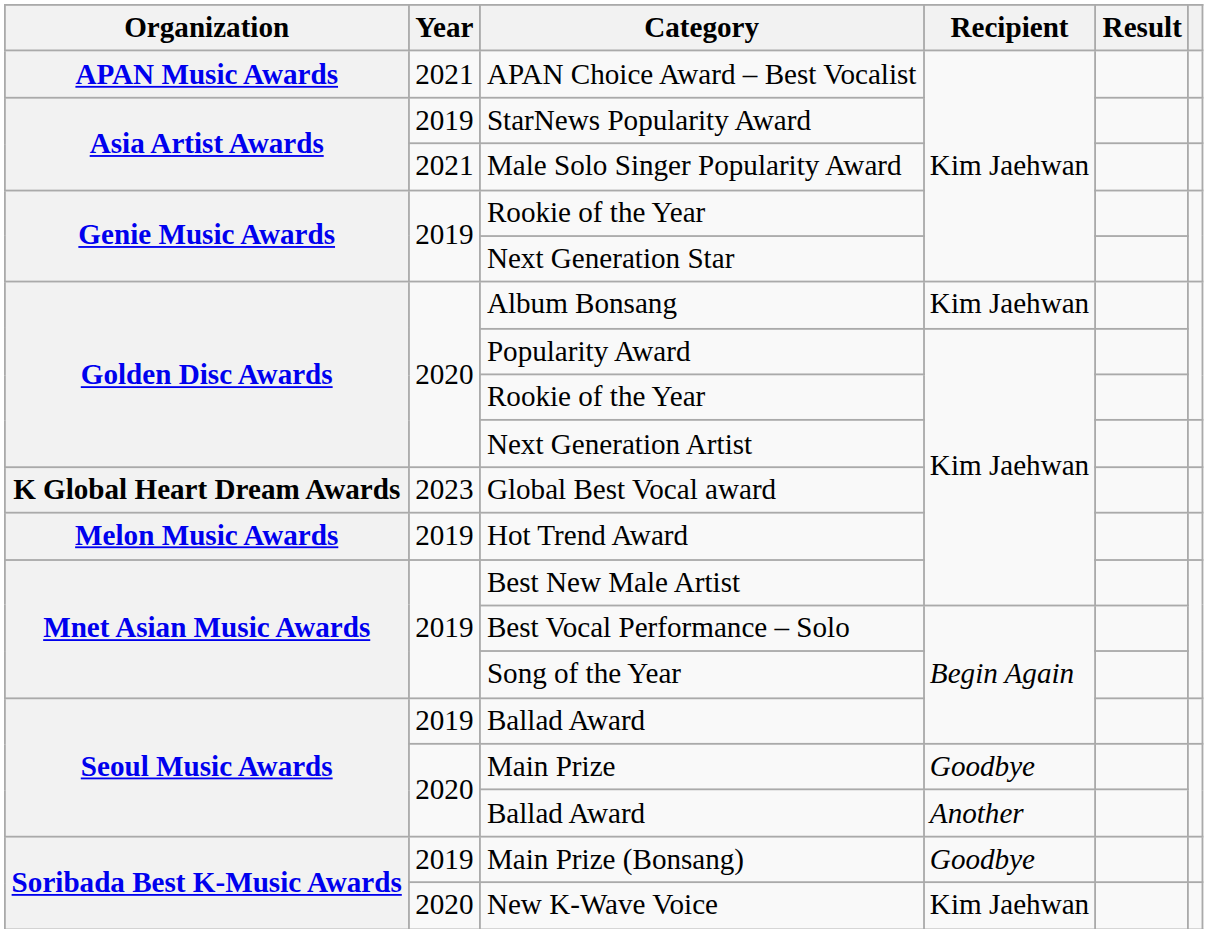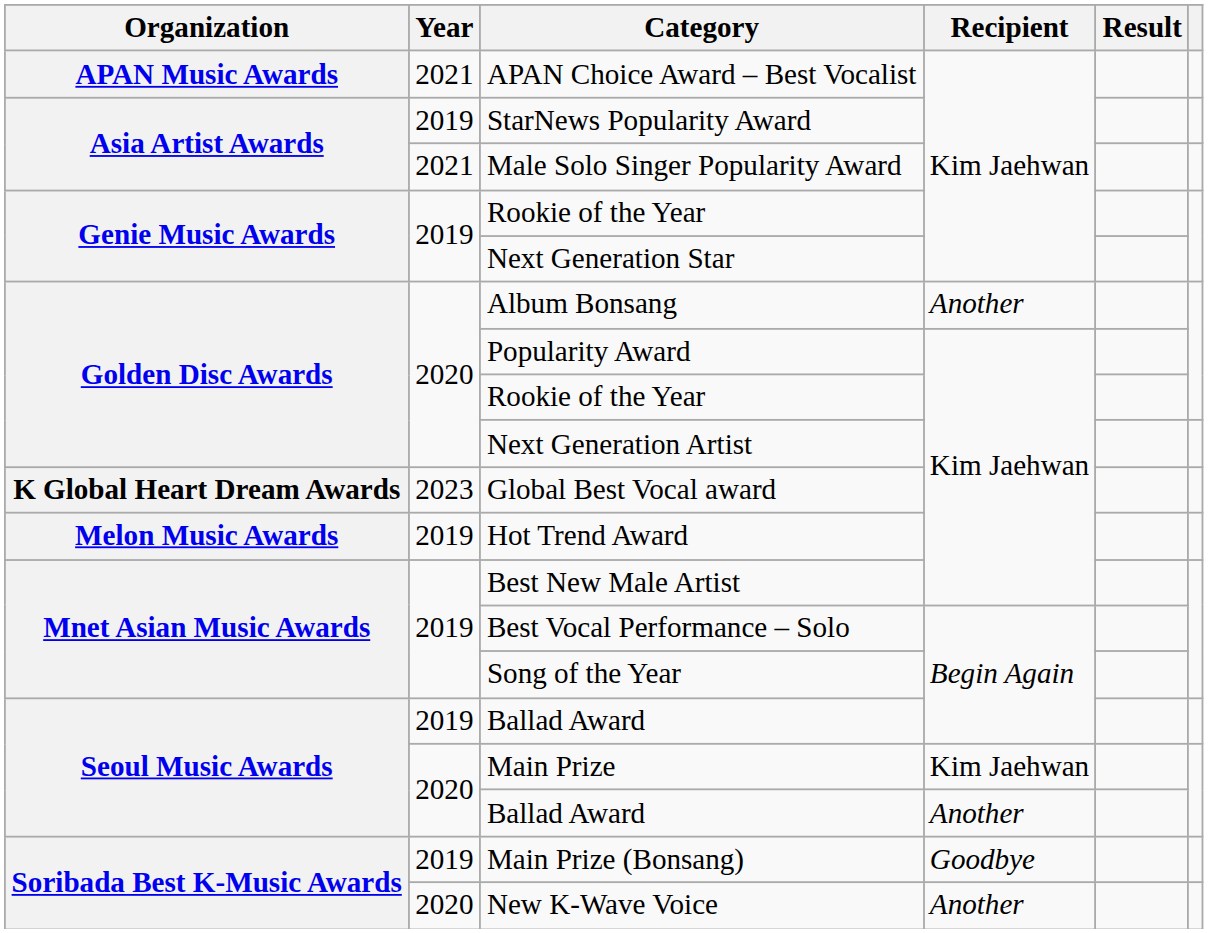(1010, 304) Kim Jaehwan -> (977, 304) Another
(982, 766) Goodbye -> (1010, 766) Kim Jaehwan
(1010, 905) Kim Jaehwan -> (977, 905) Another
